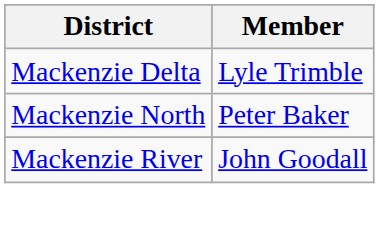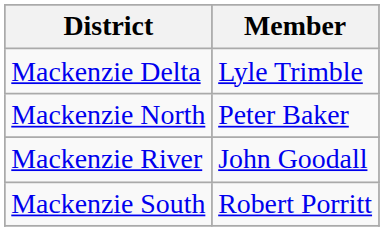+ row: (108, 203)
